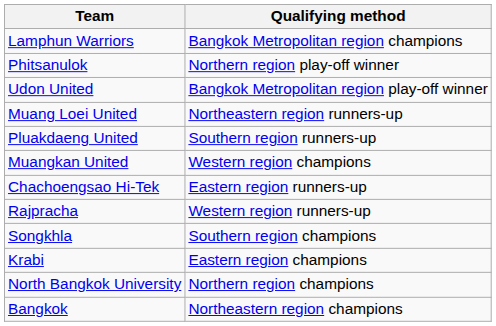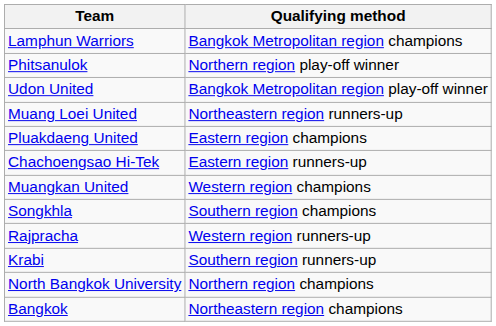(282, 138) Southern region runners-up -> (278, 138) Eastern region champions
rows swapped: (84, 187) <-> (68, 162)
rows swapped: (43, 211) <-> (40, 235)
(278, 260) Eastern region champions -> (282, 260) Southern region runners-up
